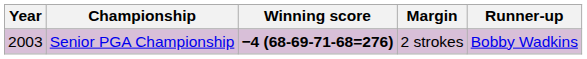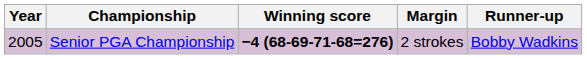(25, 41) 2003 -> (25, 41) 2005
